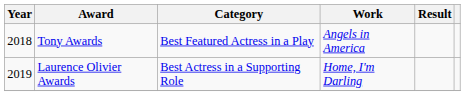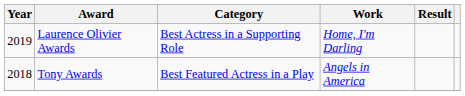rows swapped: (70, 40) <-> (79, 74)
